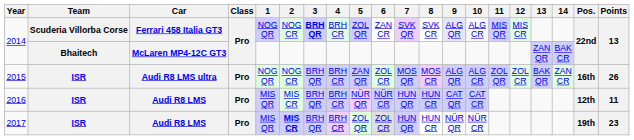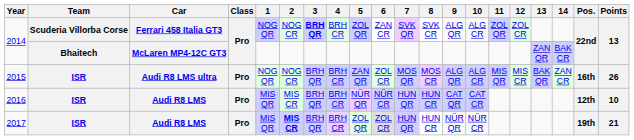(454, 29) lavender background -> (454, 29) no background
(499, 29) MIS QR -> (499, 29) ZOL QR
(520, 29) MIS CR -> (520, 29) ZOL CR
(499, 76) ZOL QR -> (499, 76) MIS QR
(520, 76) ZOL CR -> (520, 76) MIS CR
(614, 99) 11 -> (614, 99) 10
(614, 123) 23 -> (614, 123) 21
